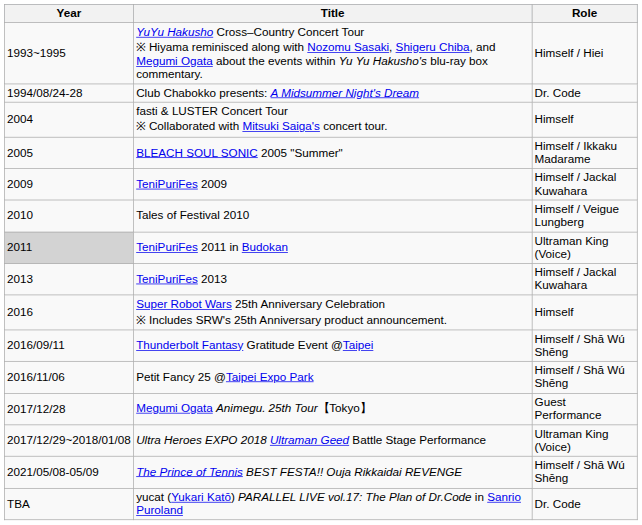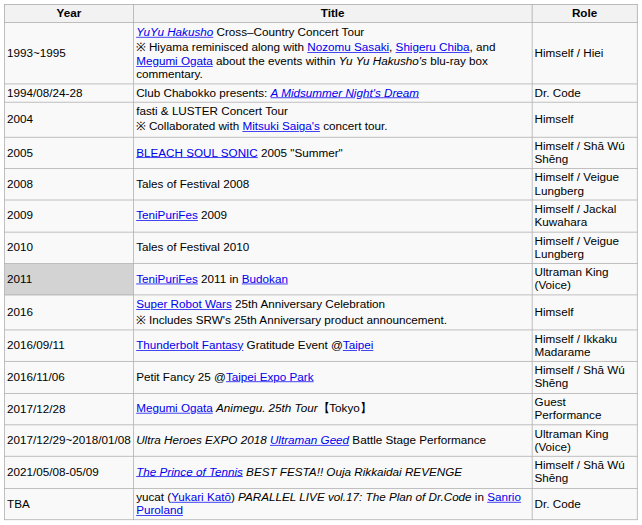(576, 152) Himself / Ikkaku Madarame -> (580, 152) Himself / Shā Wú Shēng
+ row: (193, 184)
- row: (182, 279)
(580, 345) Himself / Shā Wú Shēng -> (576, 345) Himself / Ikkaku Madarame
